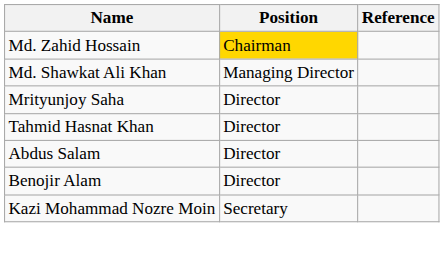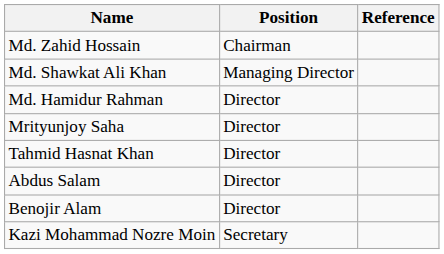(257, 45) gold background -> (257, 45) no background
+ row: (86, 99)
